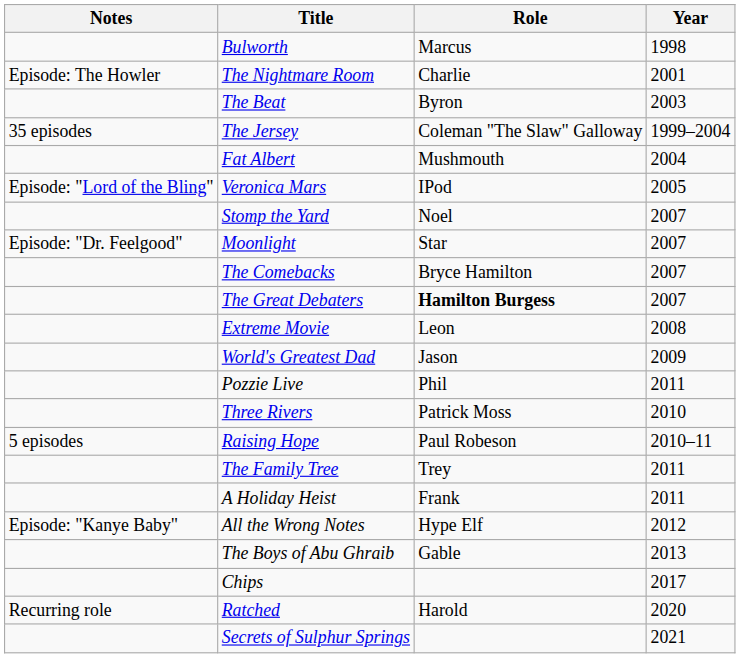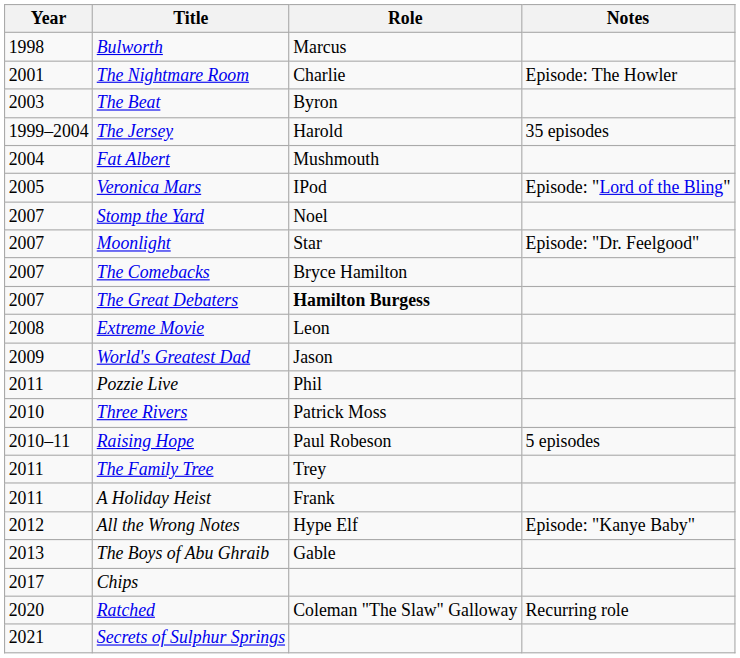columns swapped: (690, 18) <-> (111, 18)
(530, 131) Coleman "The Slaw" Galloway -> (318, 131) Harold
(443, 610) Harold -> (405, 610) Coleman "The Slaw" Galloway
